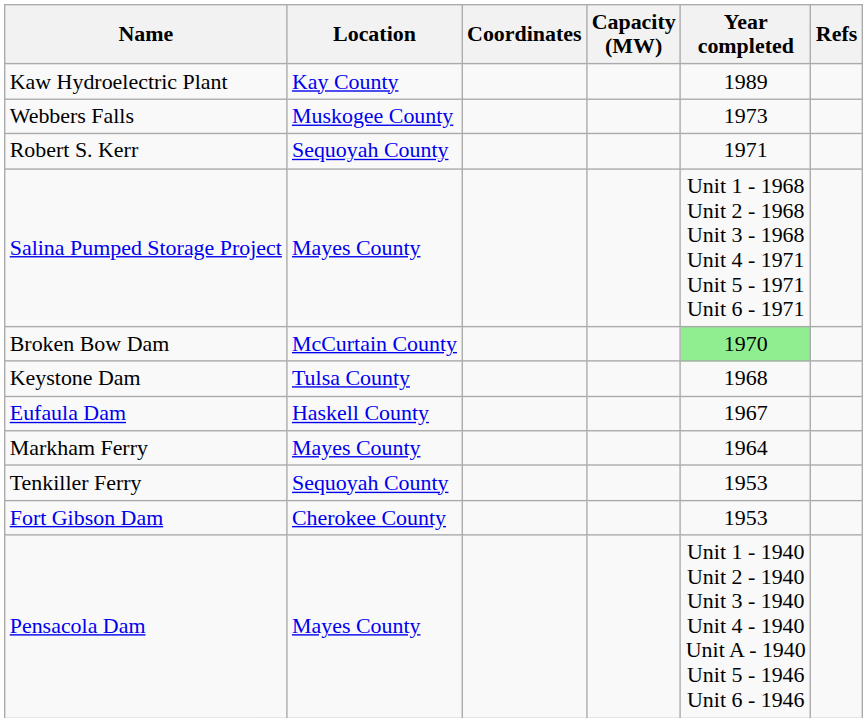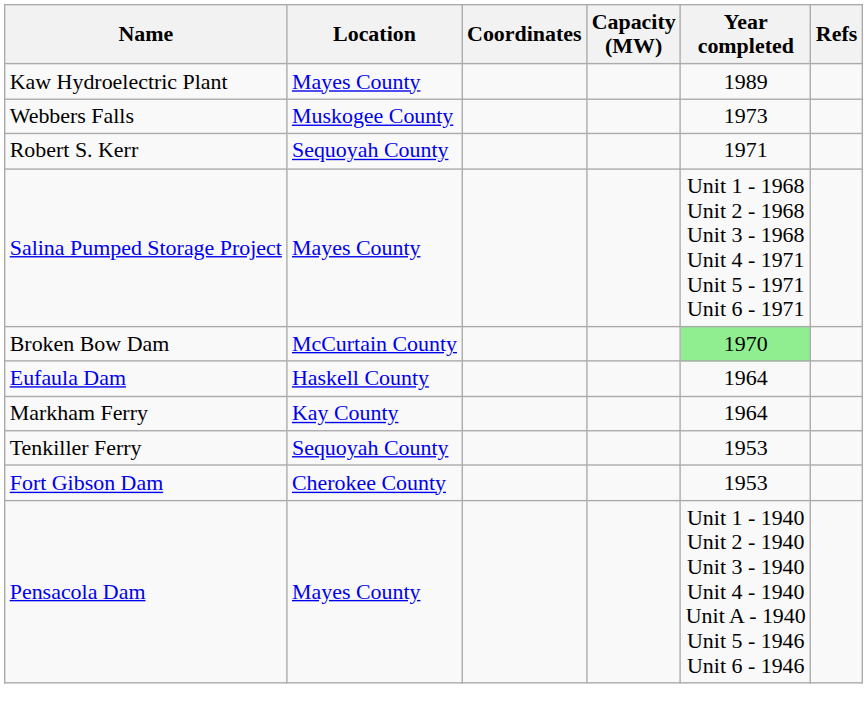(345, 81) Kay County -> (356, 81) Mayes County
- row: (75, 378)
(746, 413) 1967 -> (746, 378) 1964
(356, 447) Mayes County -> (345, 413) Kay County
